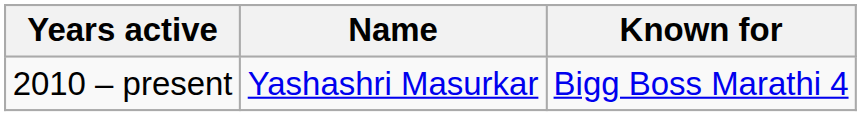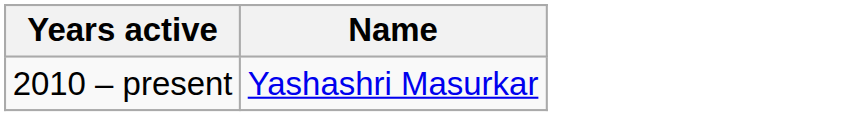- column: (701, 30)
